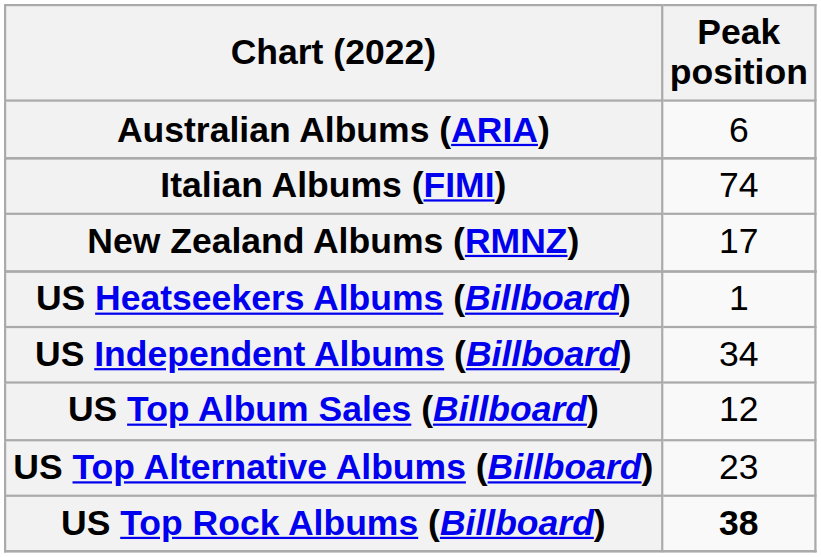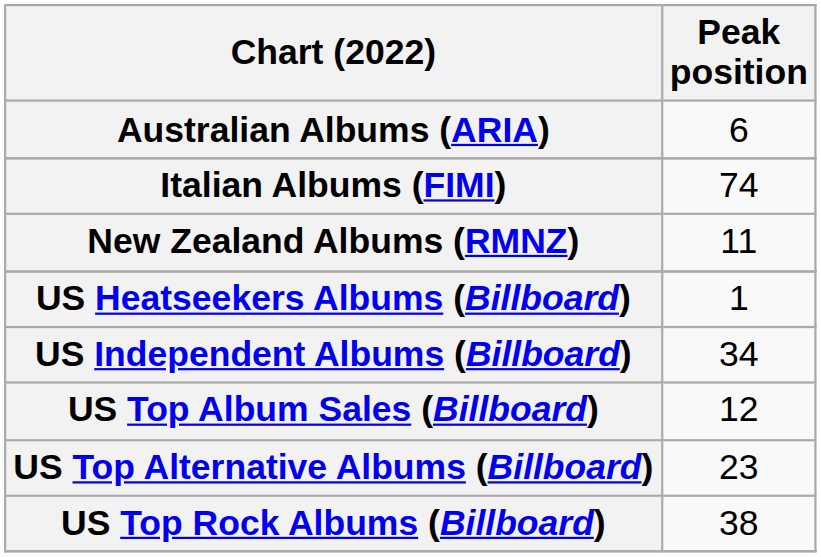(739, 241) 17 -> (739, 241) 11
(739, 523) bold -> (739, 523) normal
